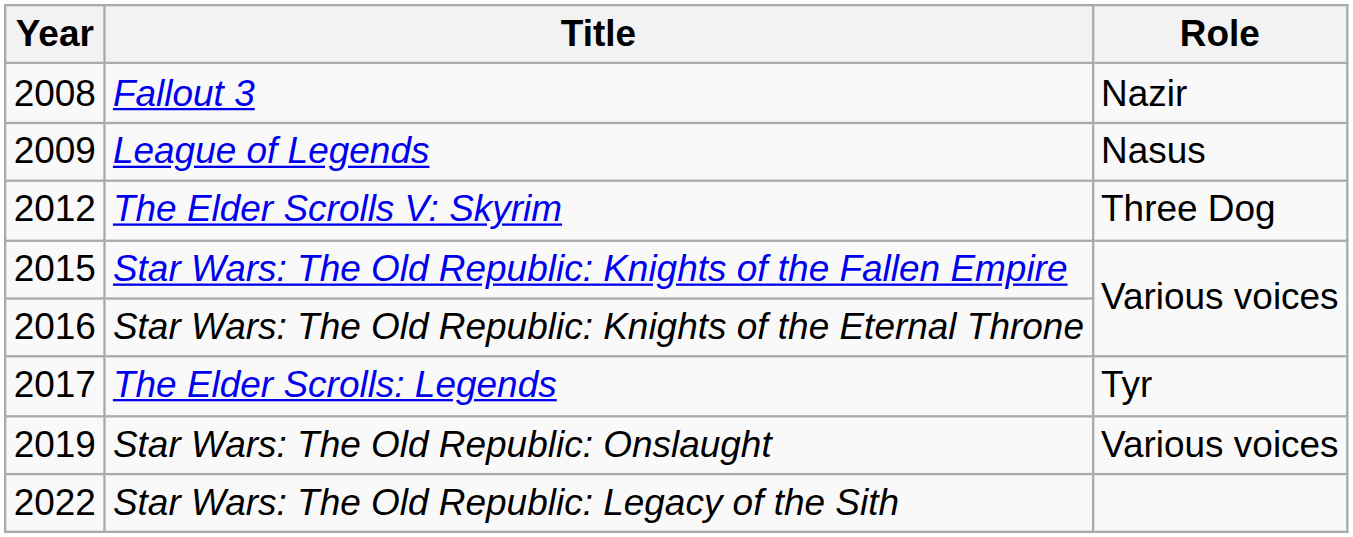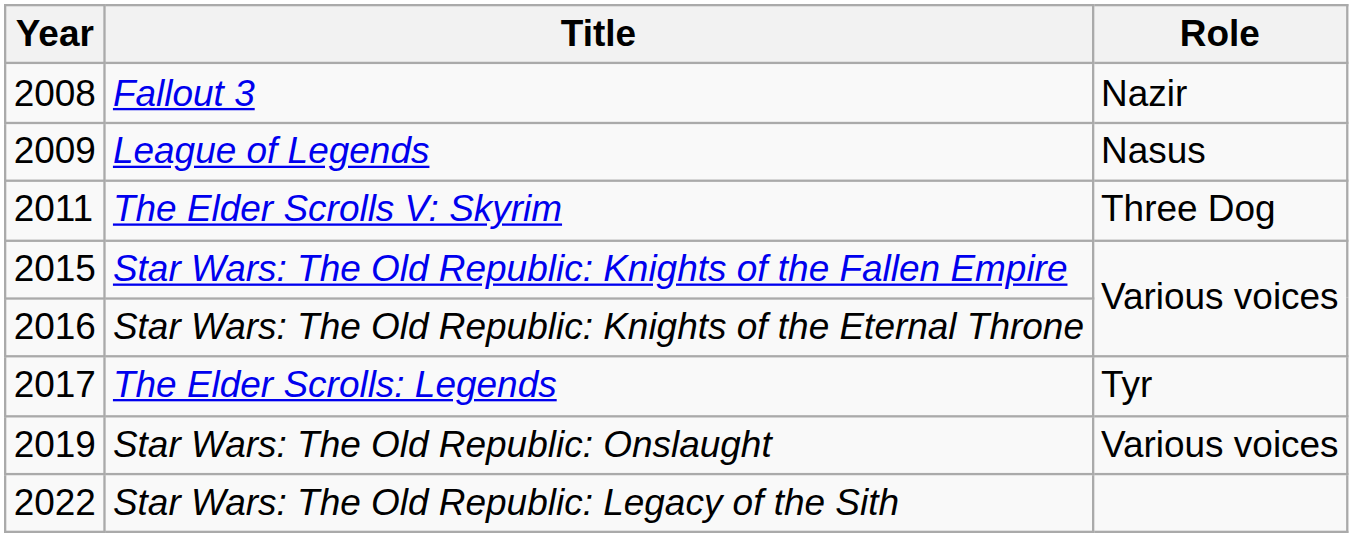(55, 209) 2012 -> (53, 209) 2011
